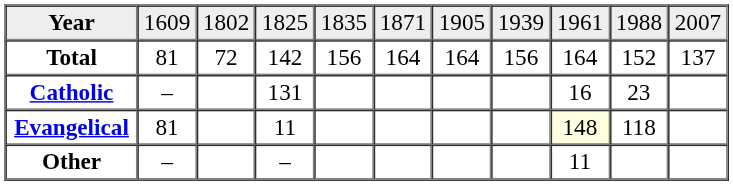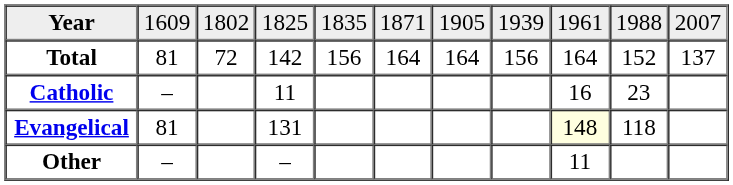(285, 92) 131 -> (285, 92) 11
(285, 127) 11 -> (285, 127) 131
